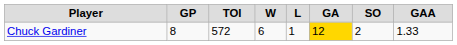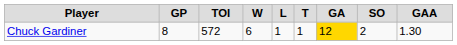+ column: (305, 13)
(407, 31) 1.33 -> (410, 31) 1.30
